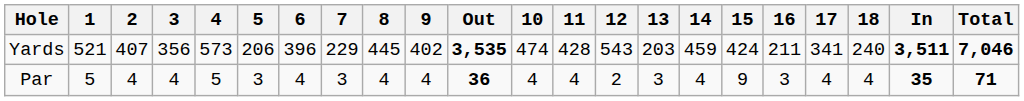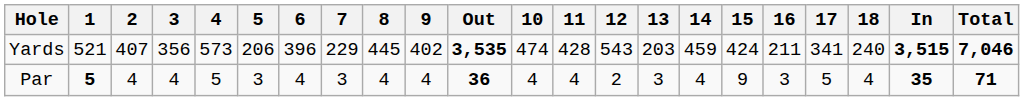(922, 50) 3,511 -> (922, 50) 3,515
(90, 80) normal -> (90, 80) bold
(826, 80) 4 -> (826, 80) 5
